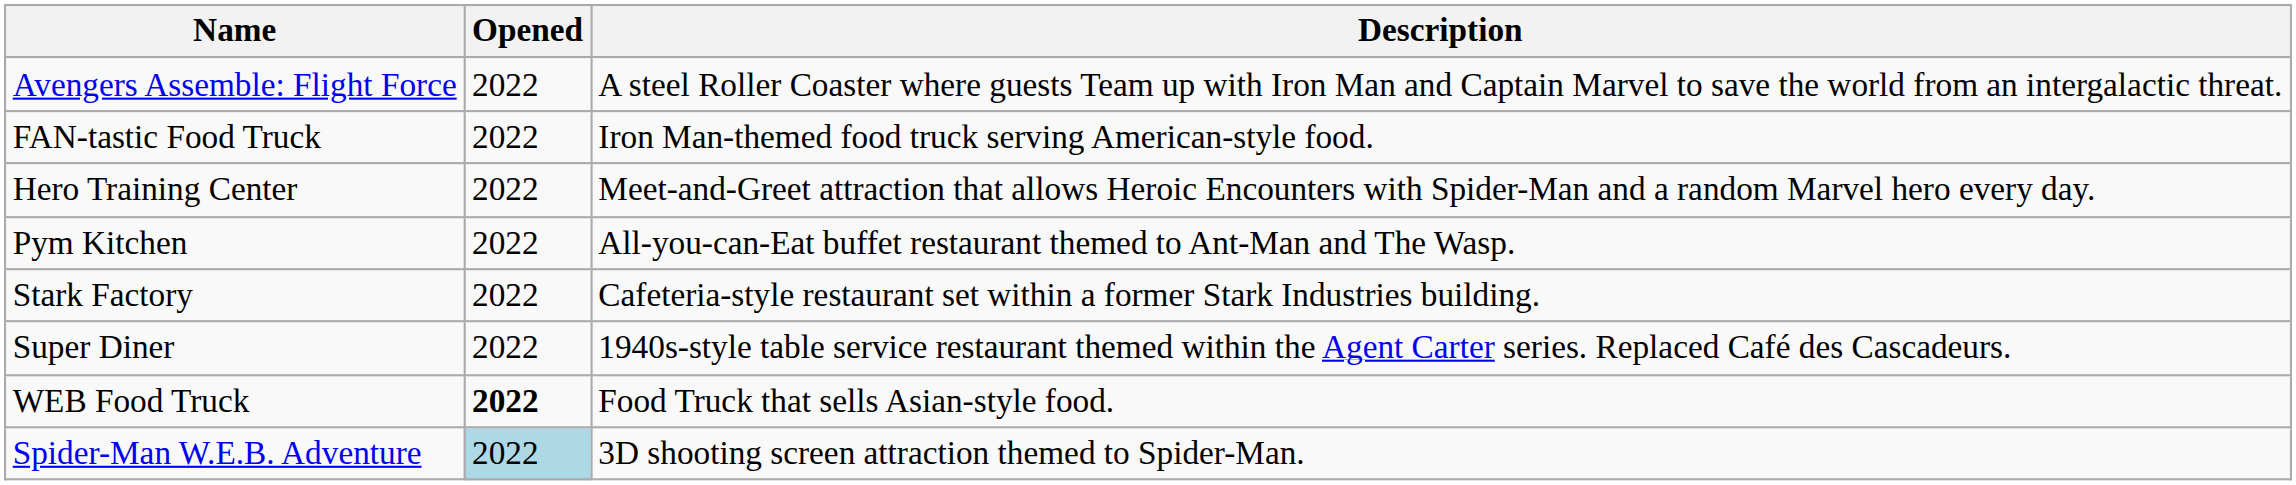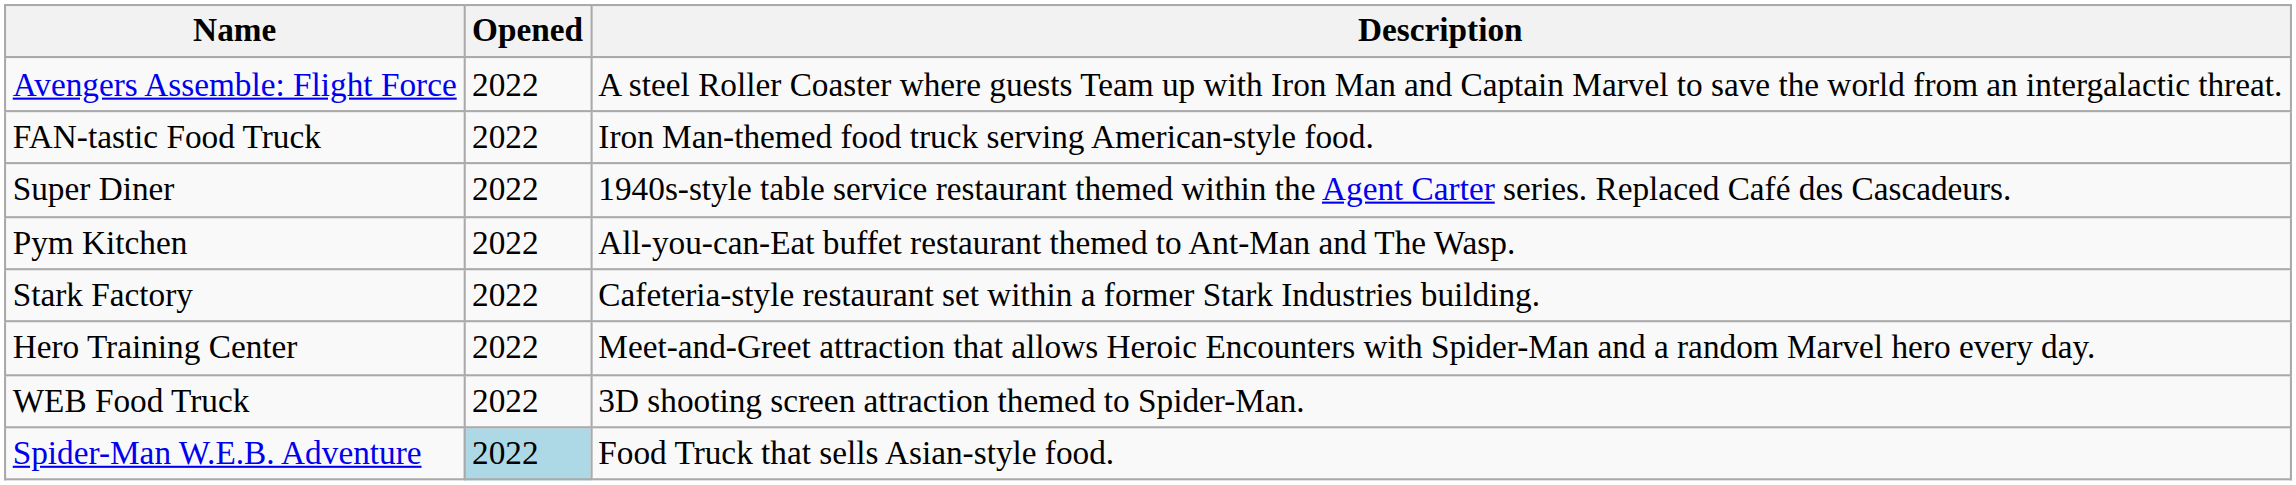rows swapped: (155, 189) <-> (94, 347)
(505, 400) bold -> (505, 400) normal
(856, 400) Food Truck that sells Asian-style food. -> (952, 400) 3D shooting screen attraction themed to Spider-Man.
(952, 453) 3D shooting screen attraction themed to Spider-Man. -> (856, 453) Food Truck that sells Asian-style food.
